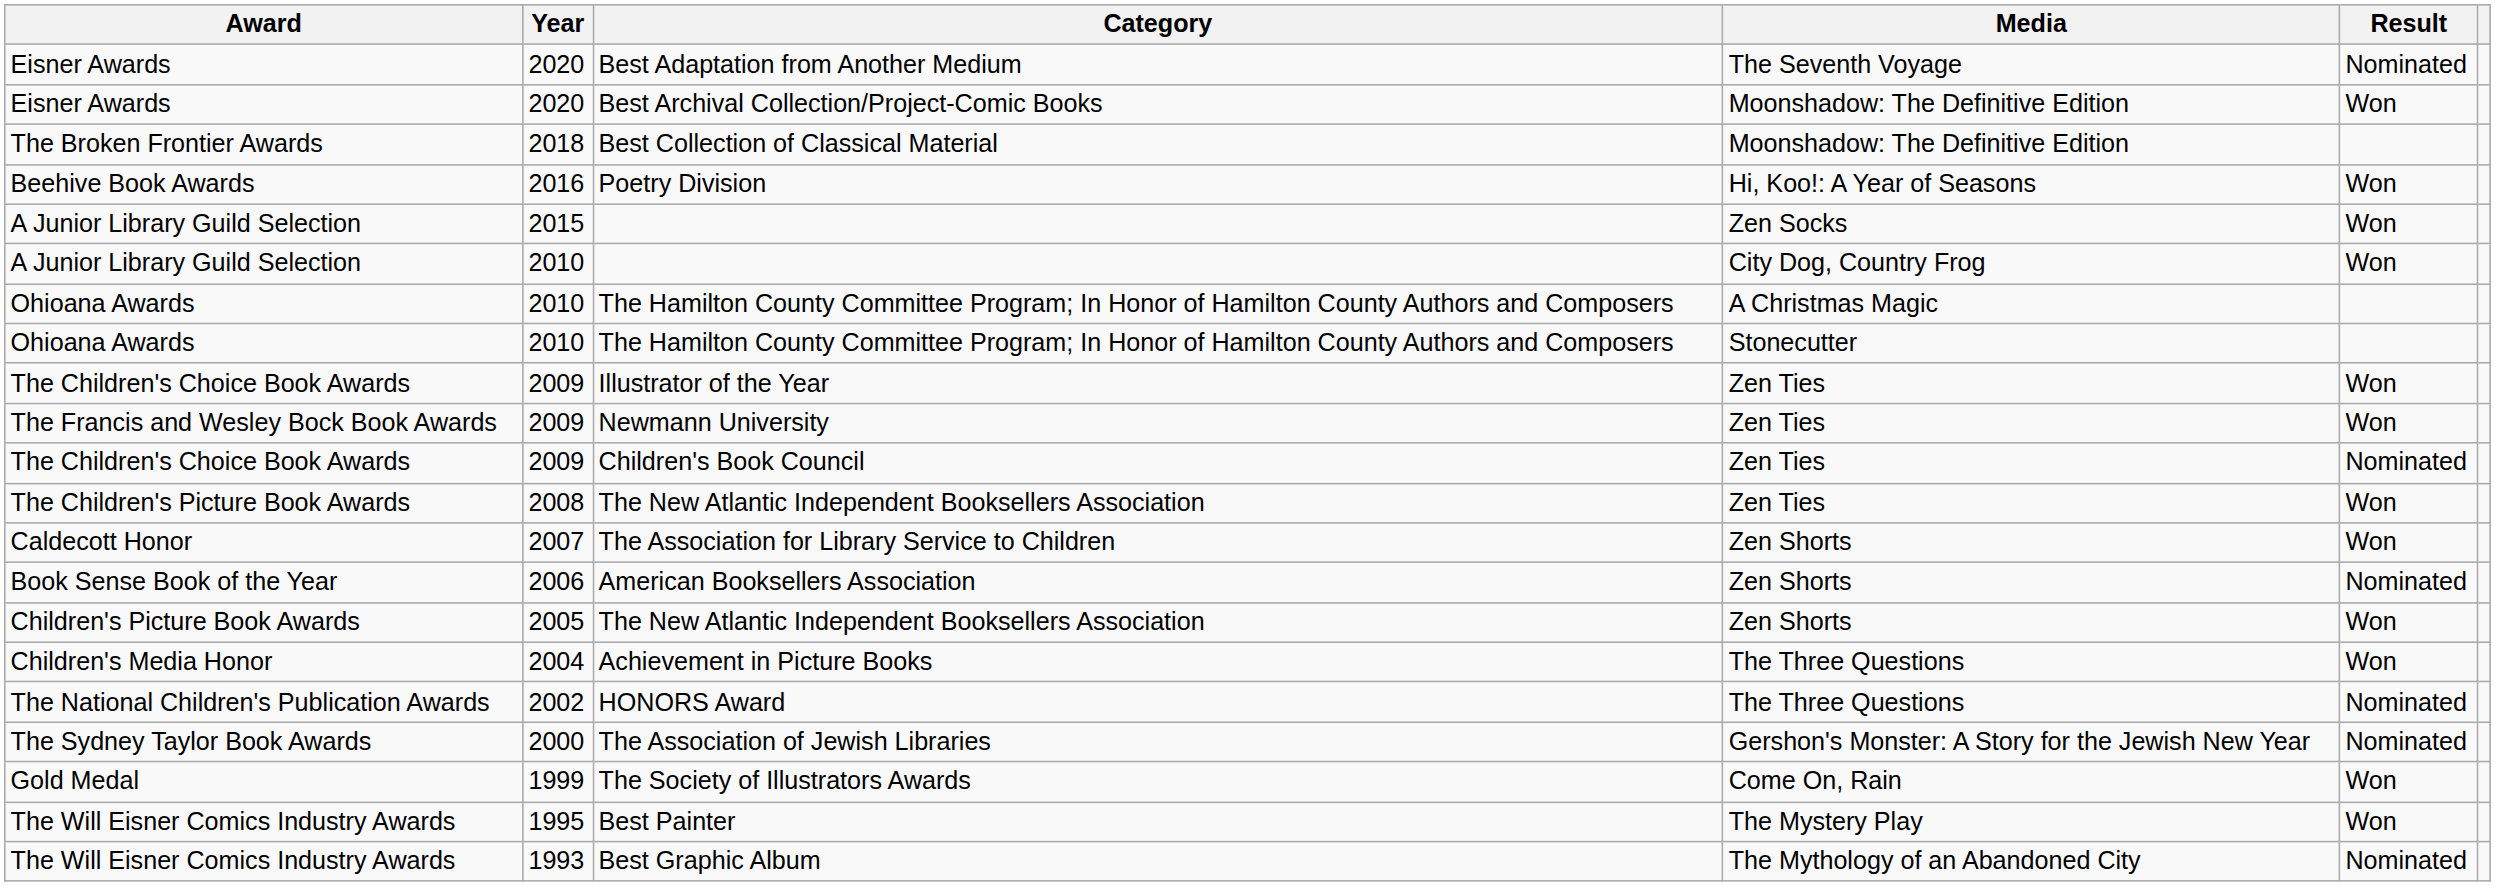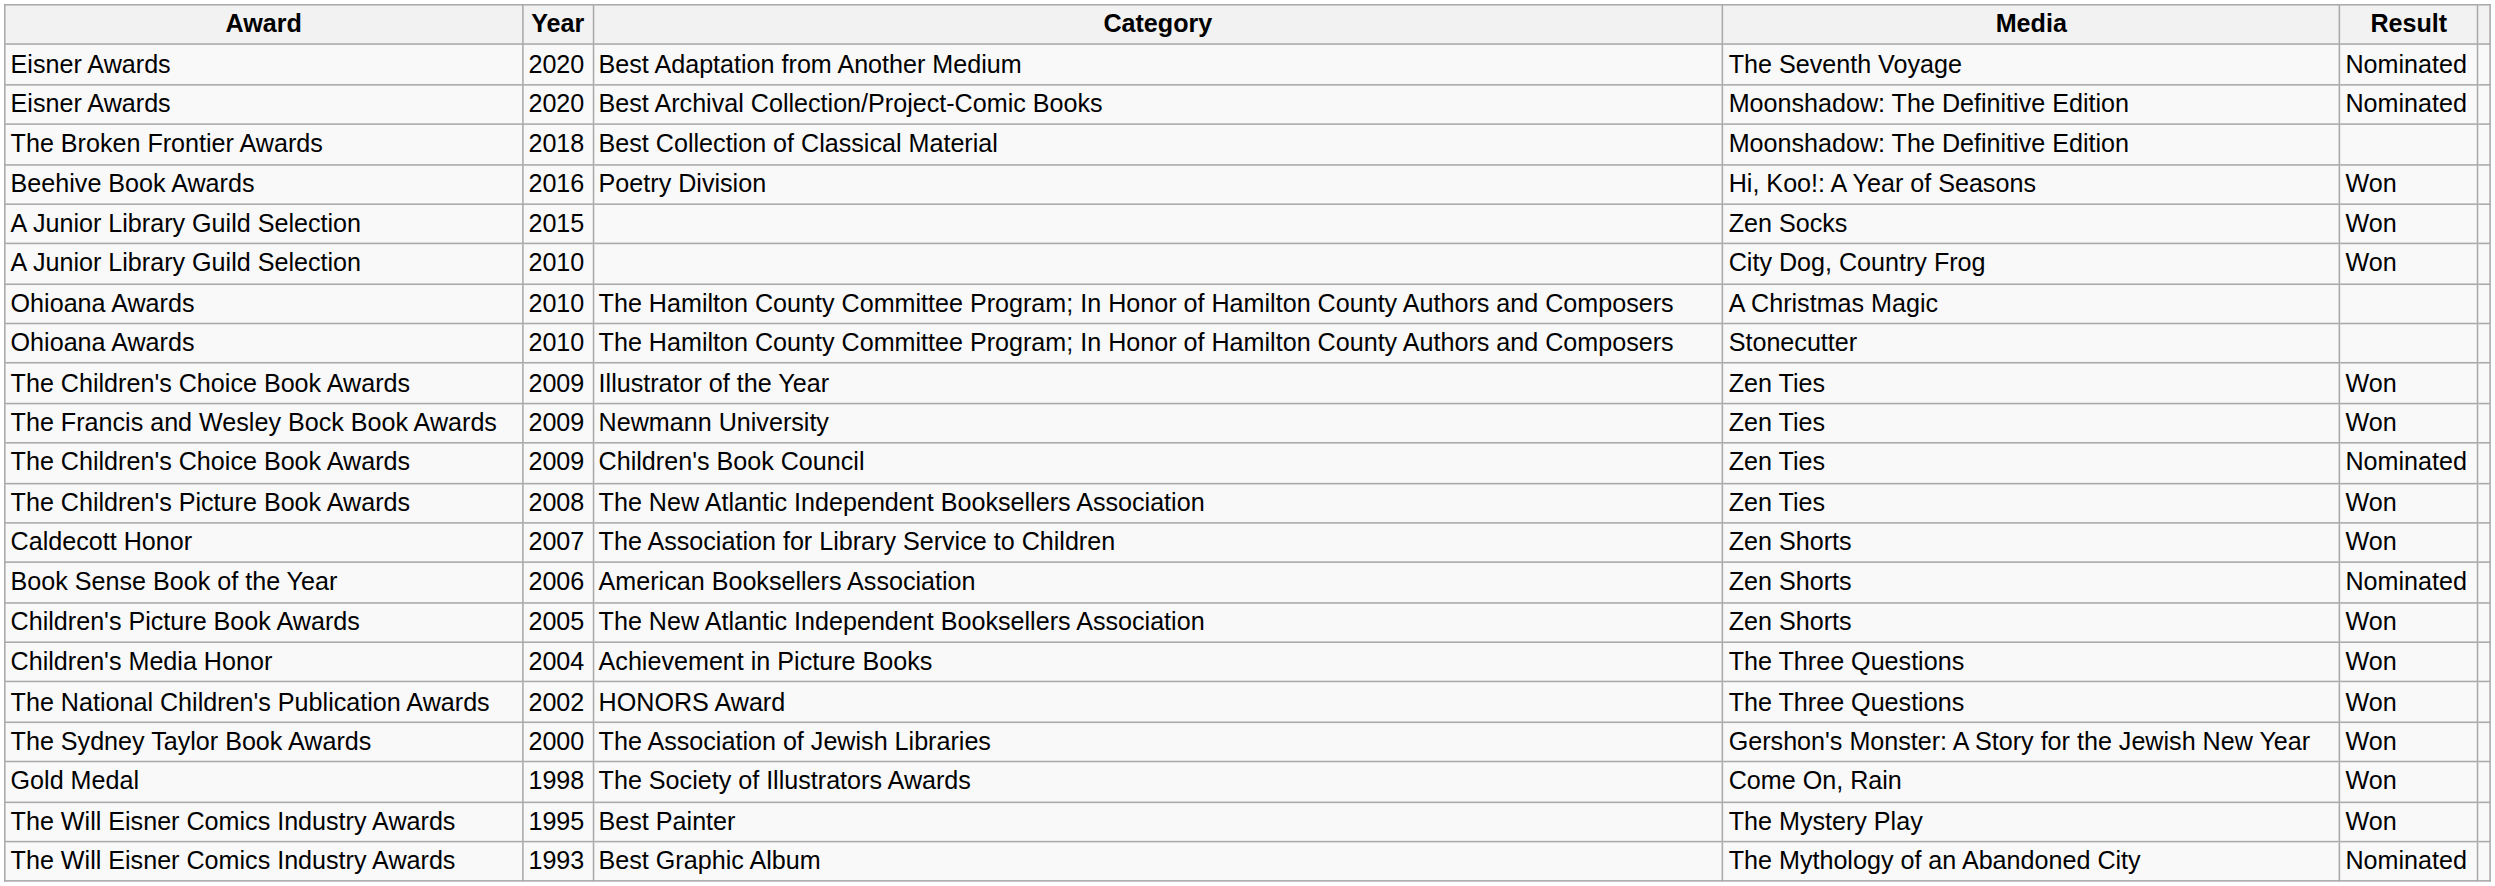(2371, 104) Won -> (2406, 104) Nominated
(2406, 701) Nominated -> (2371, 701) Won
(2406, 741) Nominated -> (2371, 741) Won
(556, 781) 1999 -> (556, 781) 1998
